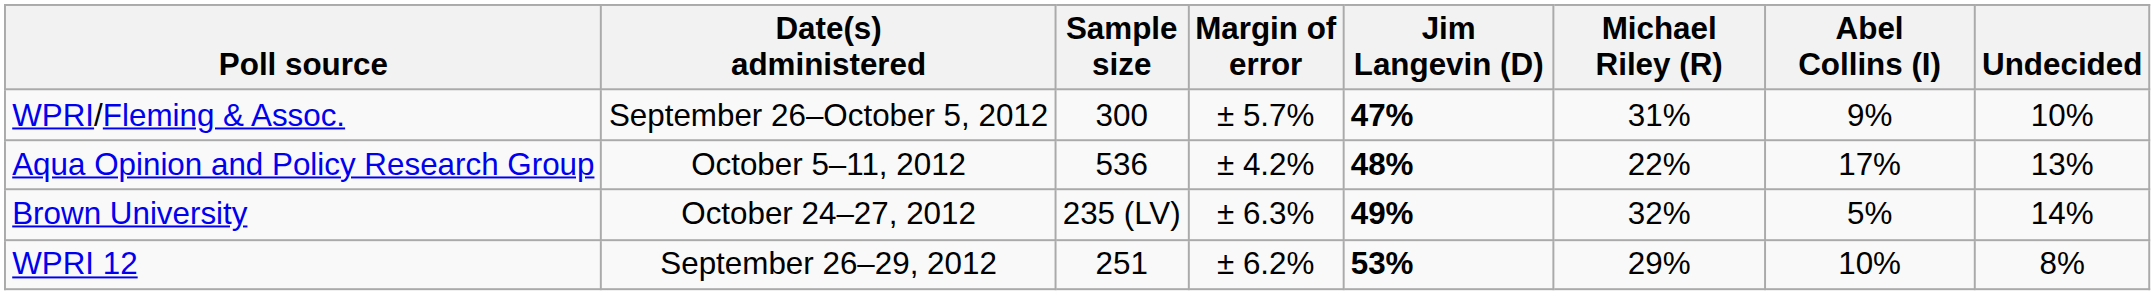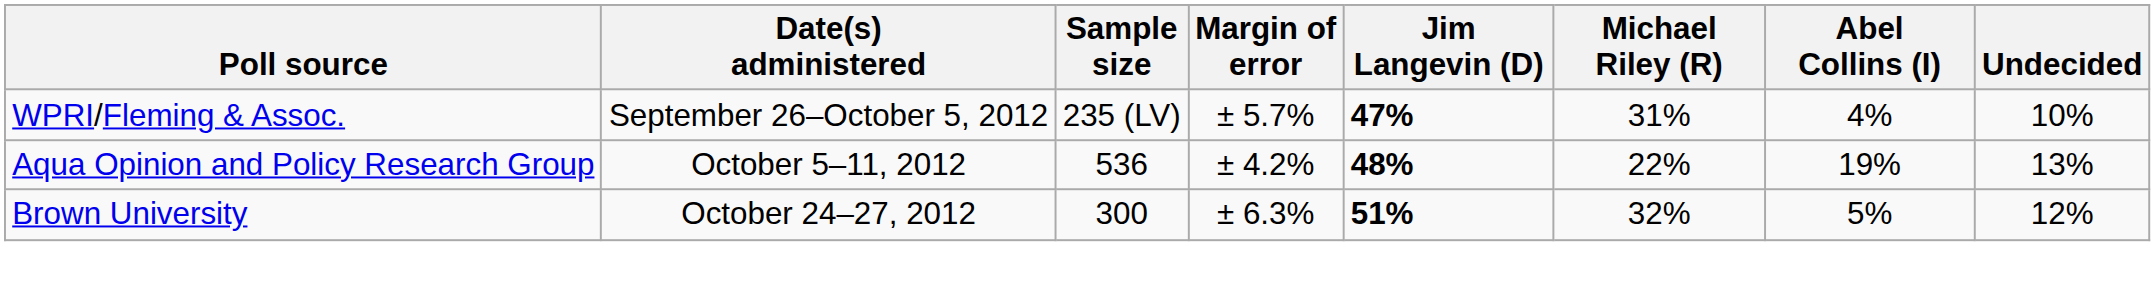(1122, 114) 300 -> (1122, 114) 235 (LV)
(1870, 114) 9% -> (1870, 114) 4%
(1870, 164) 17% -> (1870, 164) 19%
(1122, 213) 235 (LV) -> (1122, 213) 300
(1382, 213) 49% -> (1382, 213) 51%
(2062, 213) 14% -> (2062, 213) 12%
- row: (75, 263)
